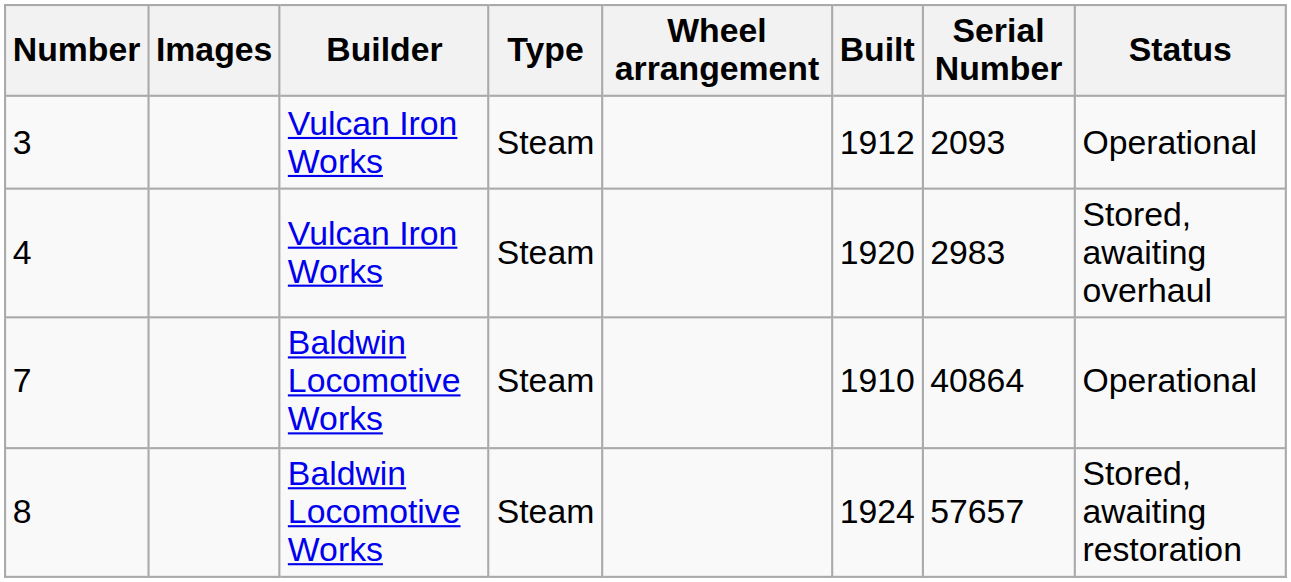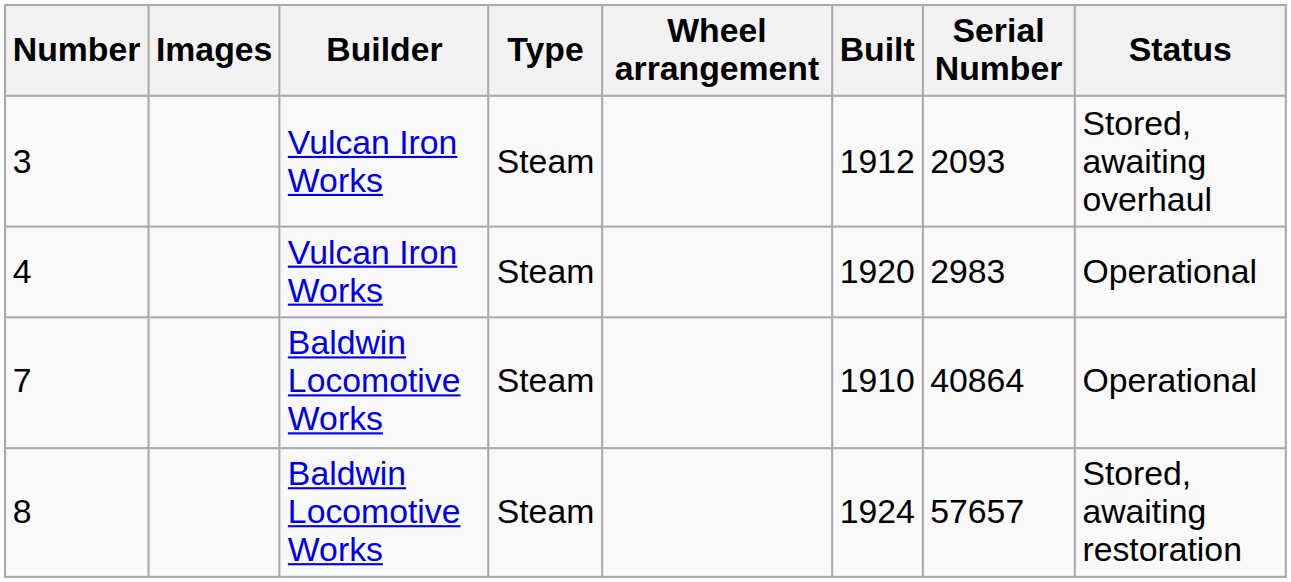(1170, 141) Operational -> (1147, 160) Stored, awaiting overhaul
(1147, 252) Stored, awaiting overhaul -> (1170, 271) Operational
